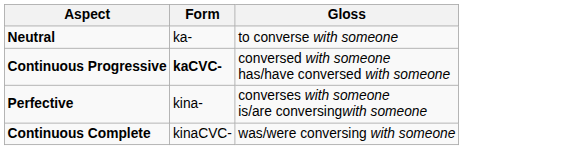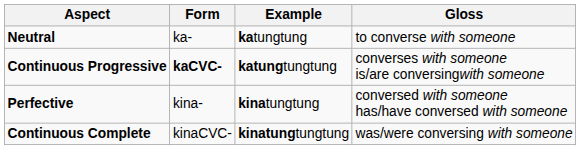+ column: (294, 15)
(344, 66) conversed with someone has/have conversed with someone -> (450, 66) converses with someone is/are conversingwith someone
(333, 104) converses with someone is/are conversingwith someone -> (461, 104) conversed with someone has/have conversed with someone
